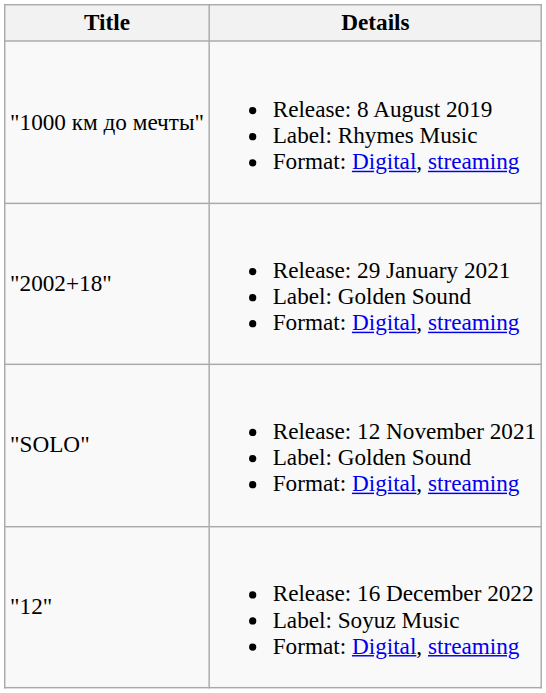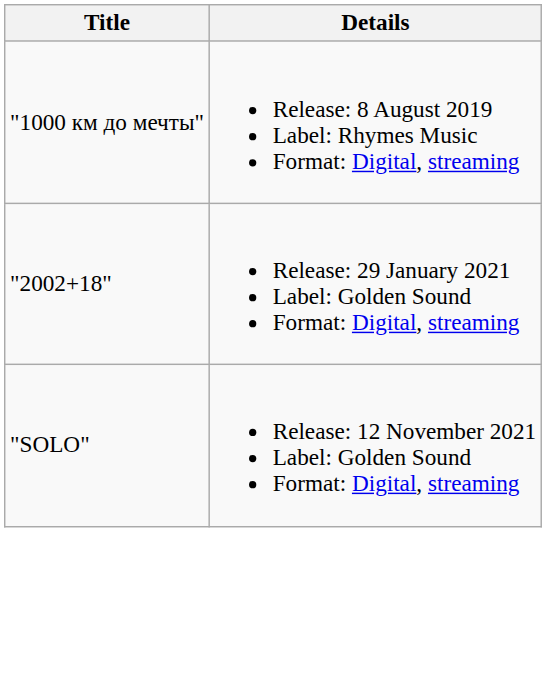- row: (31, 606)
